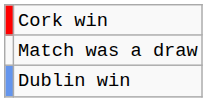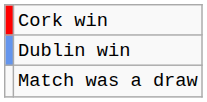rows swapped: (74, 81) <-> (108, 50)
